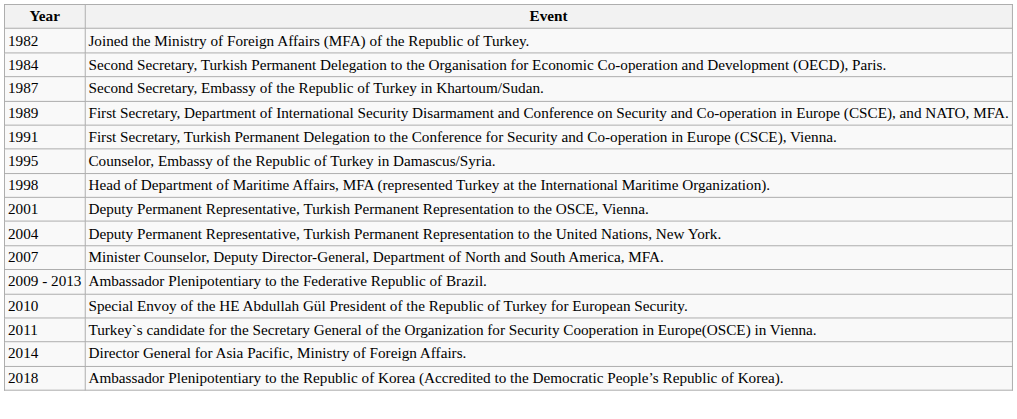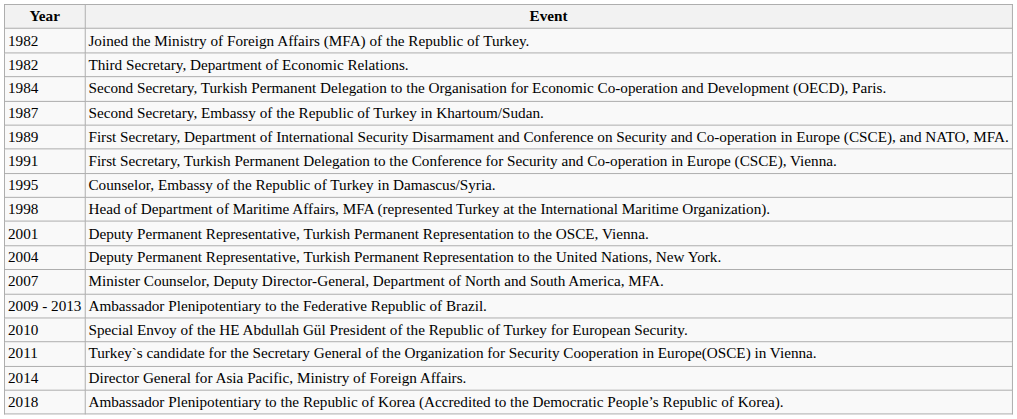+ row: (249, 64)
